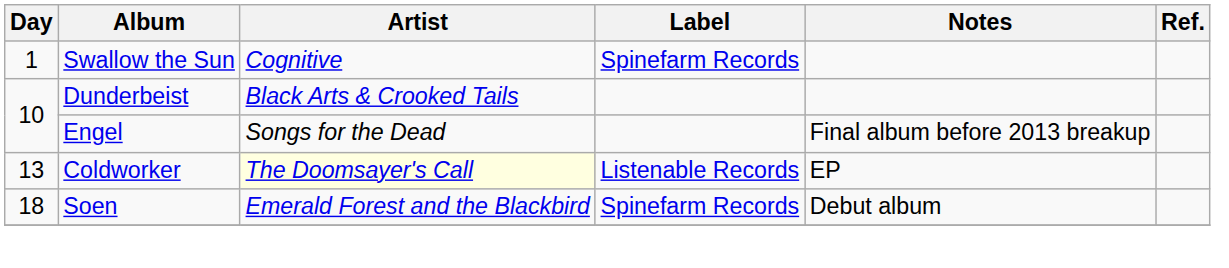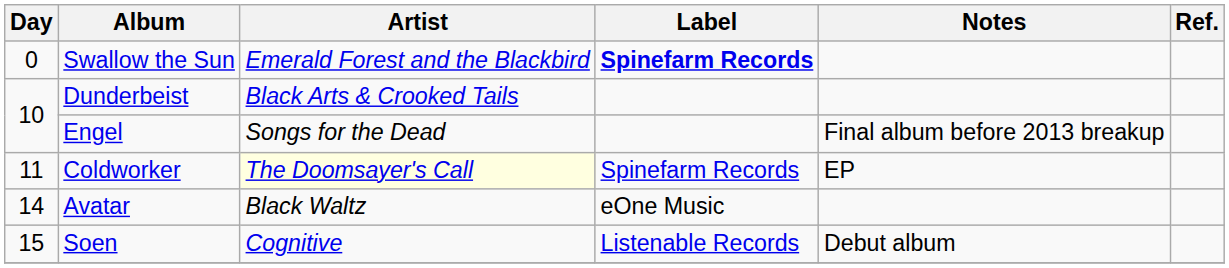(31, 59) 1 -> (31, 59) 0
(294, 59) Cognitive -> (418, 59) Emerald Forest and the Blackbird
(700, 59) normal -> (707, 59) bold
(31, 170) 13 -> (31, 170) 11
(700, 170) Listenable Records -> (700, 170) Spinefarm Records
+ row: (97, 206)
(31, 206) 18 -> (31, 243) 15
(418, 206) Emerald Forest and the Blackbird -> (294, 243) Cognitive
(700, 206) Spinefarm Records -> (700, 243) Listenable Records
